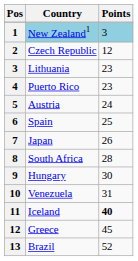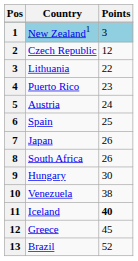(107, 69) 23 -> (107, 69) 22
(107, 158) 28 -> (107, 158) 26
(107, 193) 31 -> (107, 193) 38
